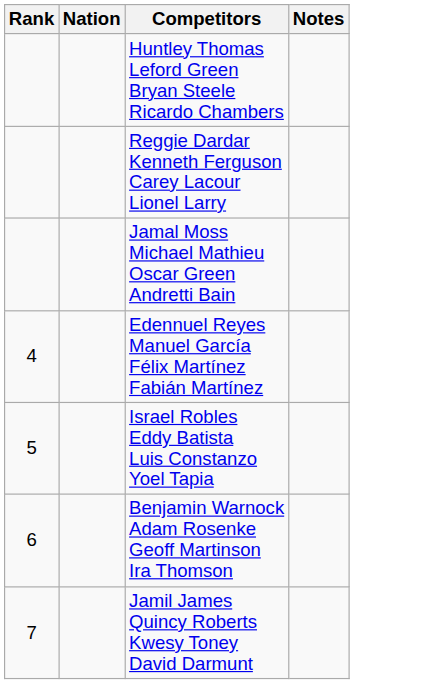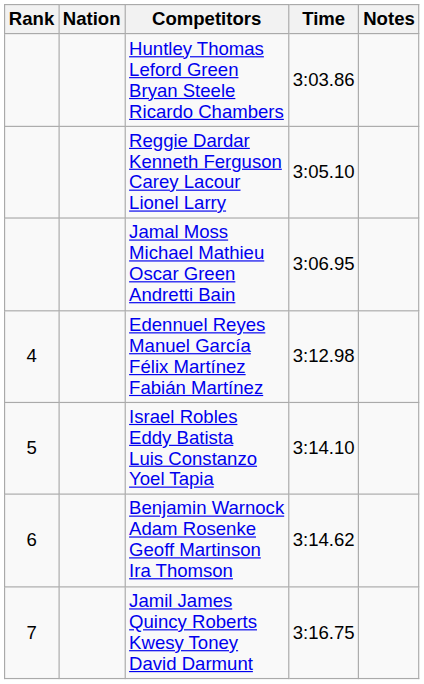+ column: (324, 19)
